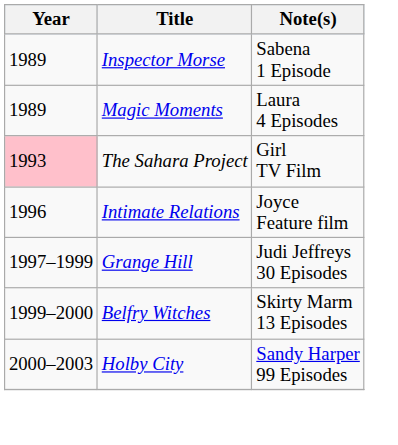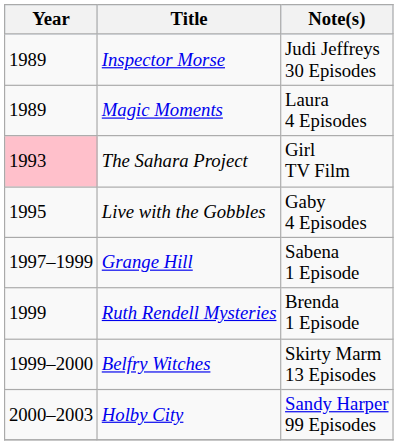(294, 59) Sabena 1 Episode -> (332, 59) Judi Jeffreys 30 Episodes
+ row: (184, 211)
- row: (171, 211)
(304, 262) Judi Jeffreys 30 Episodes -> (322, 262) Sabena 1 Episode
+ row: (189, 313)
